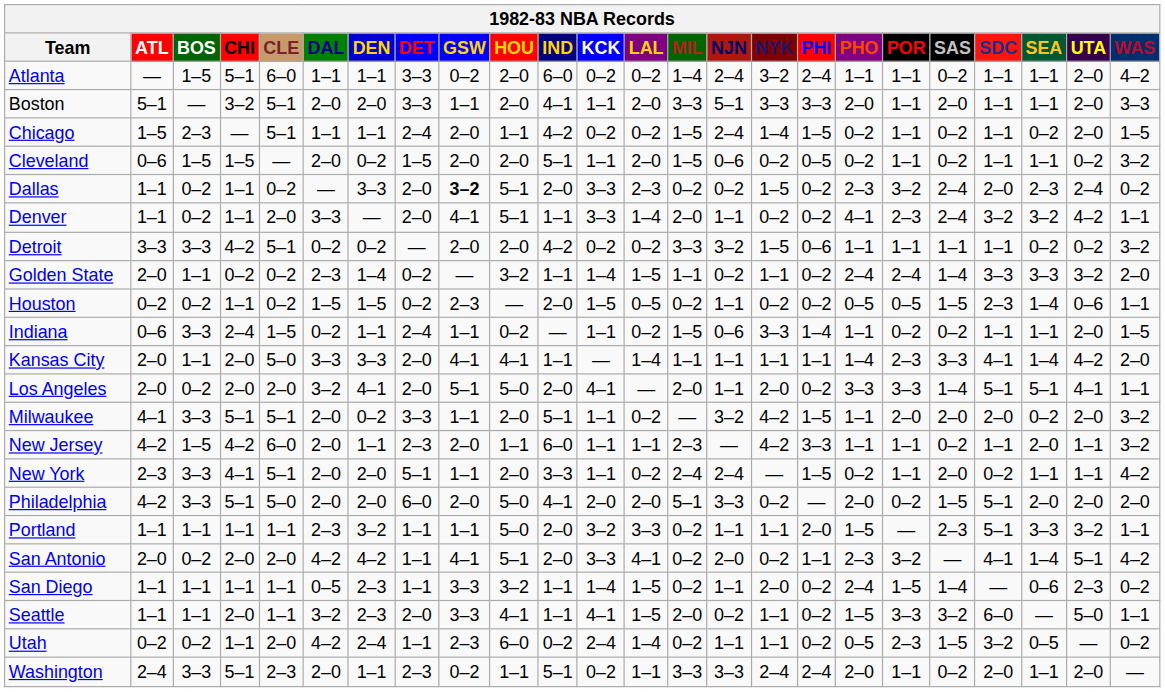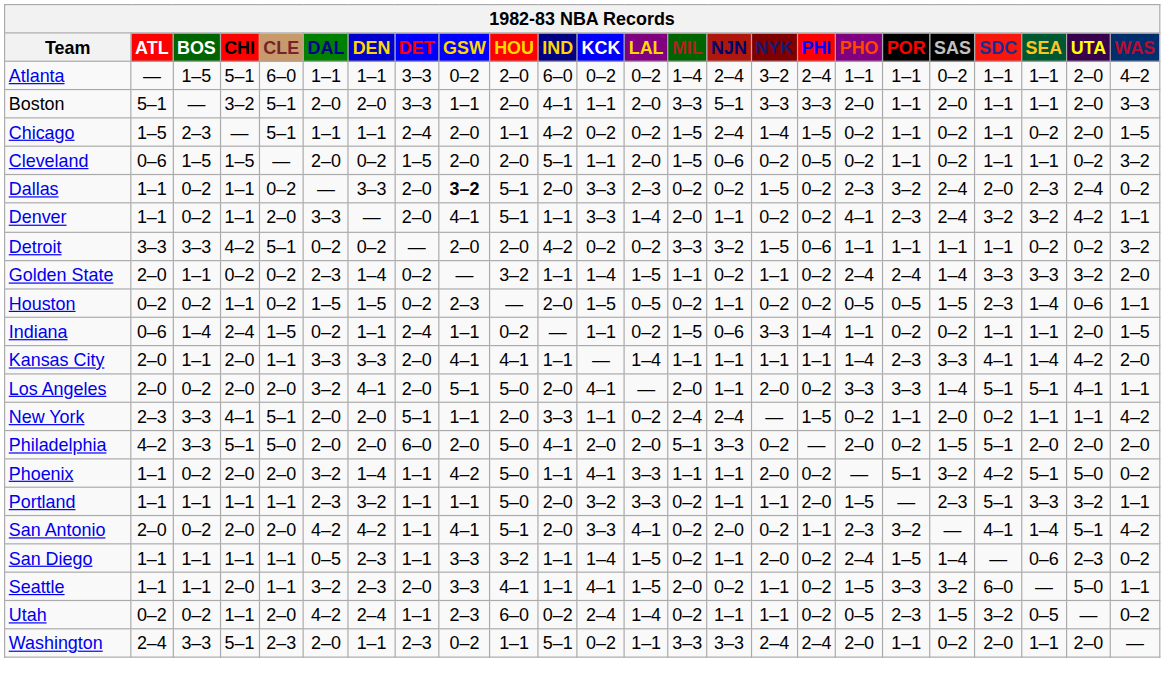(196, 331) 3–3 -> (196, 331) 1–4
(281, 360) 5–0 -> (281, 360) 1–1
- row: (51, 416)
- row: (56, 445)
+ row: (41, 473)
